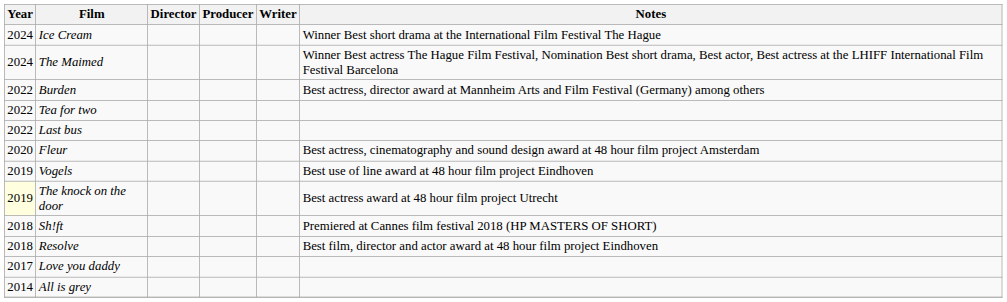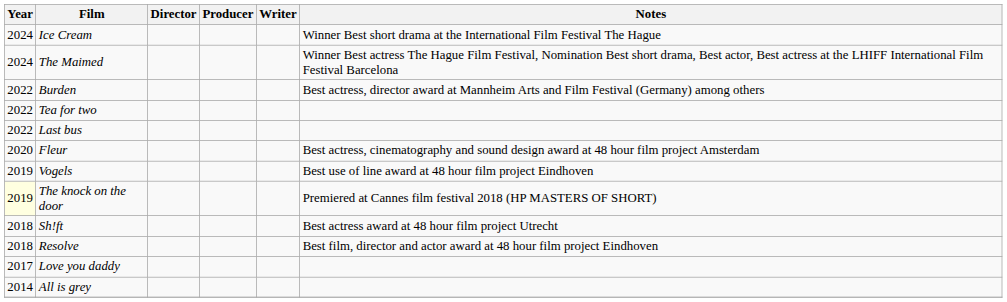(430, 198) Best actress award at 48 hour film project Utrecht -> (480, 198) Premiered at Cannes film festival 2018 (HP MASTERS OF SHORT)
(480, 226) Premiered at Cannes film festival 2018 (HP MASTERS OF SHORT) -> (430, 226) Best actress award at 48 hour film project Utrecht
